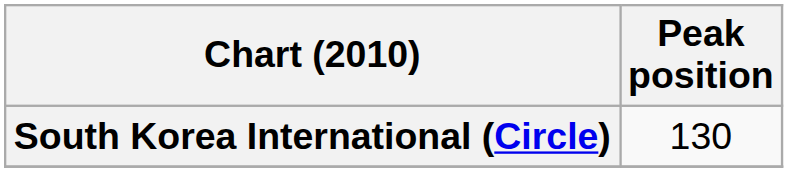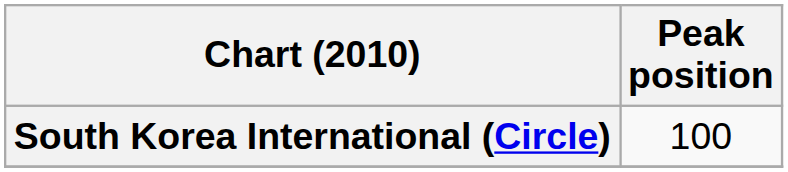(701, 135) 130 -> (701, 135) 100
